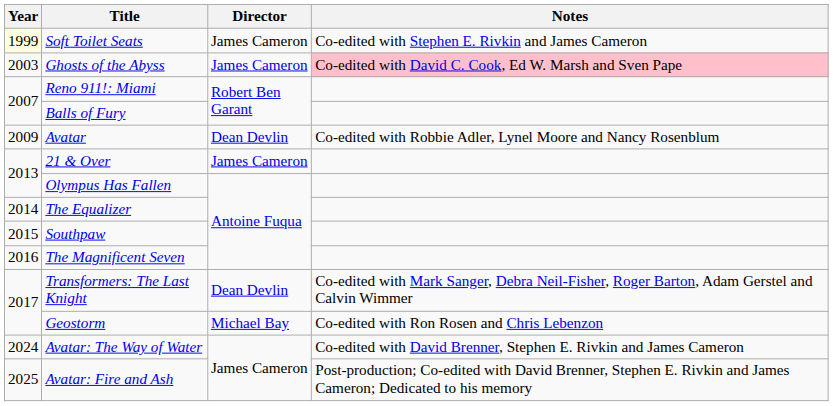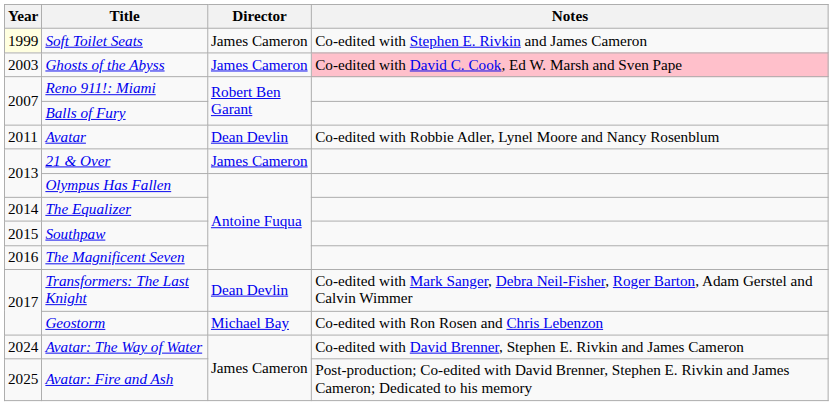(23, 137) 2009 -> (23, 137) 2011
